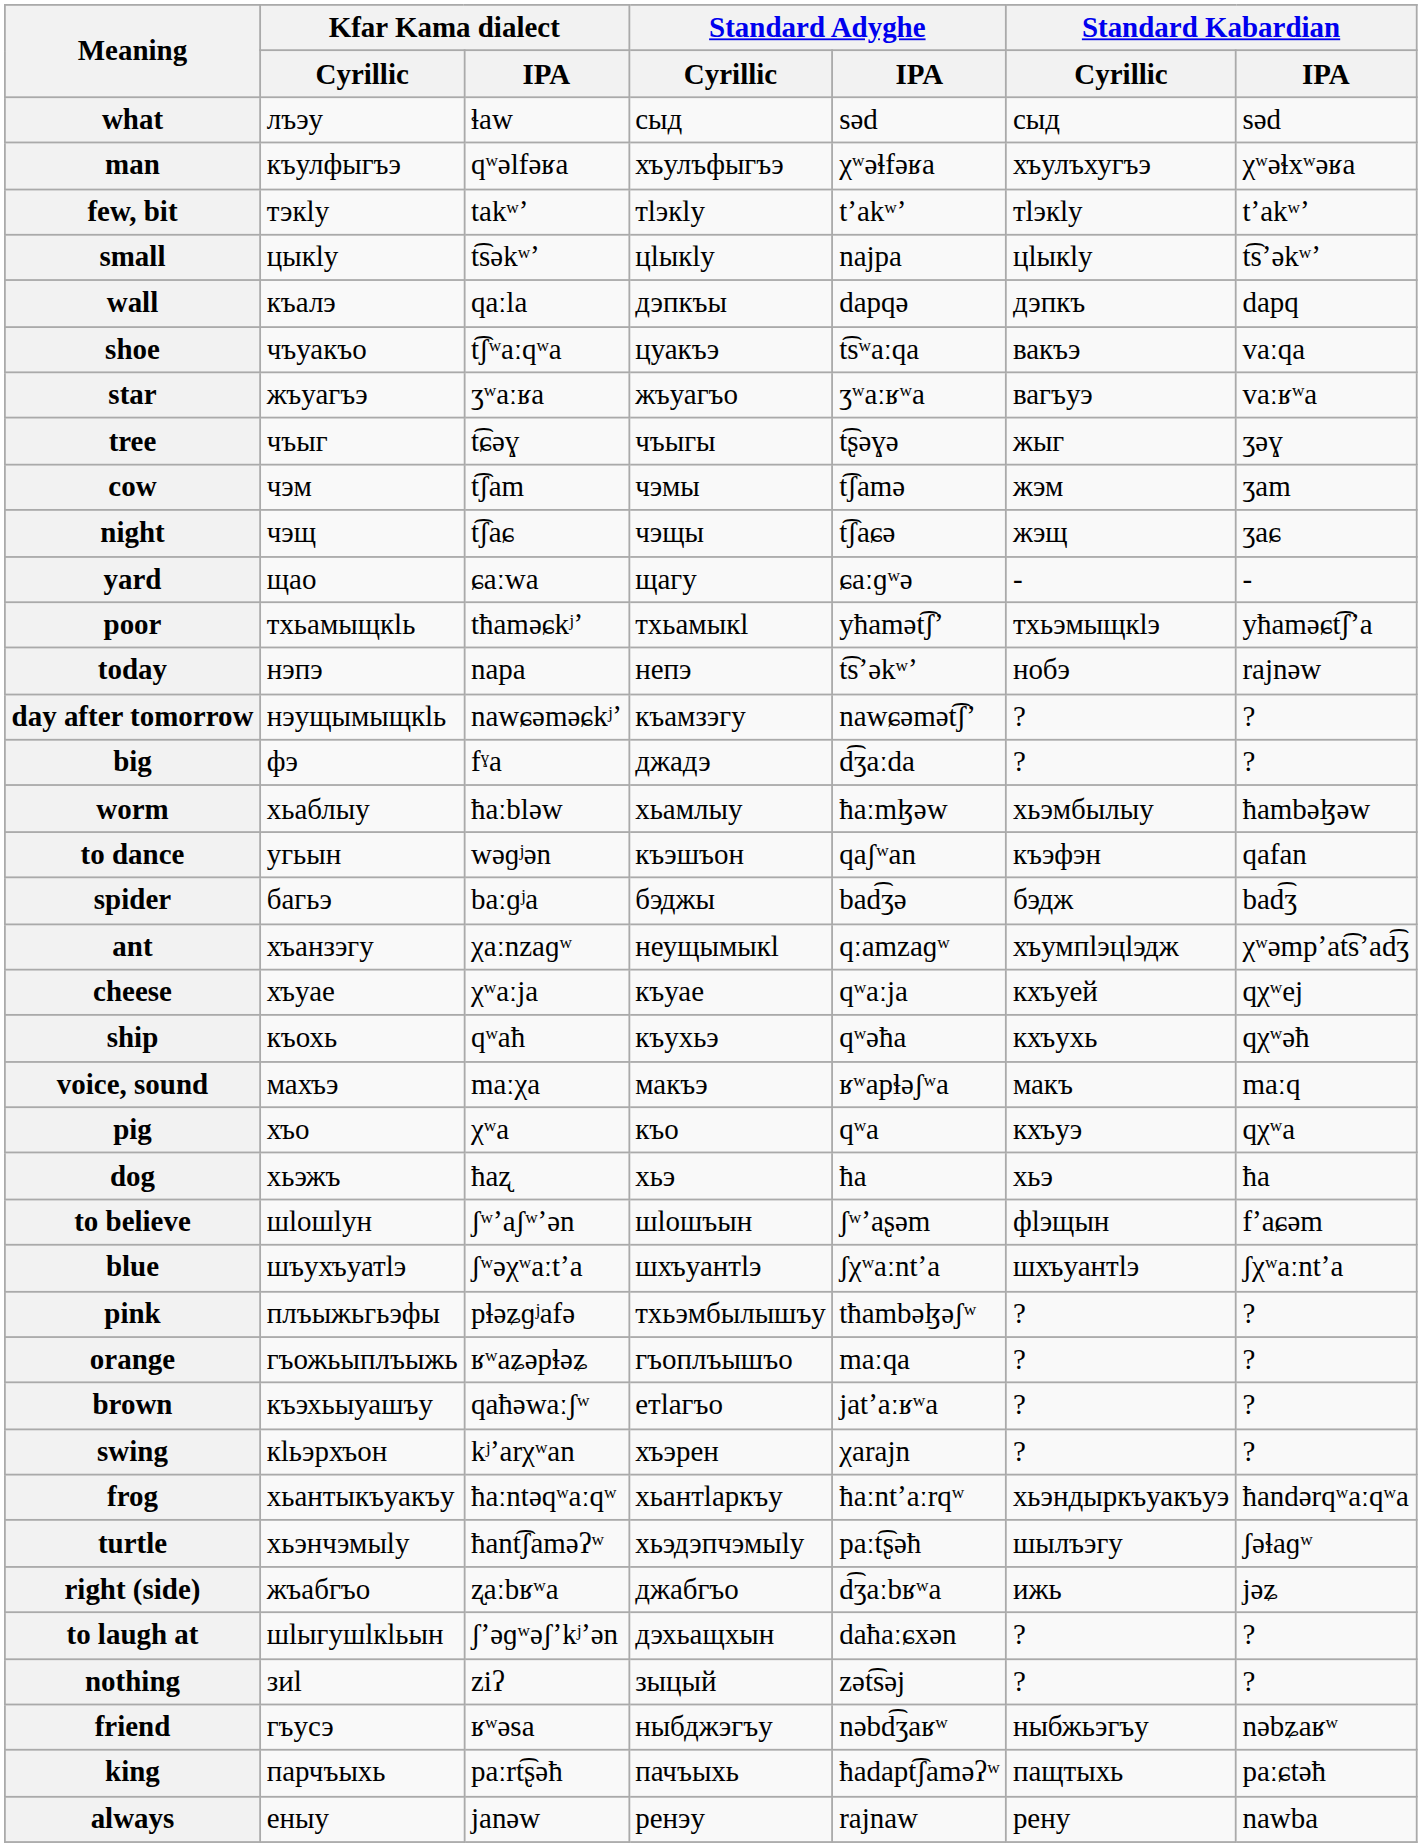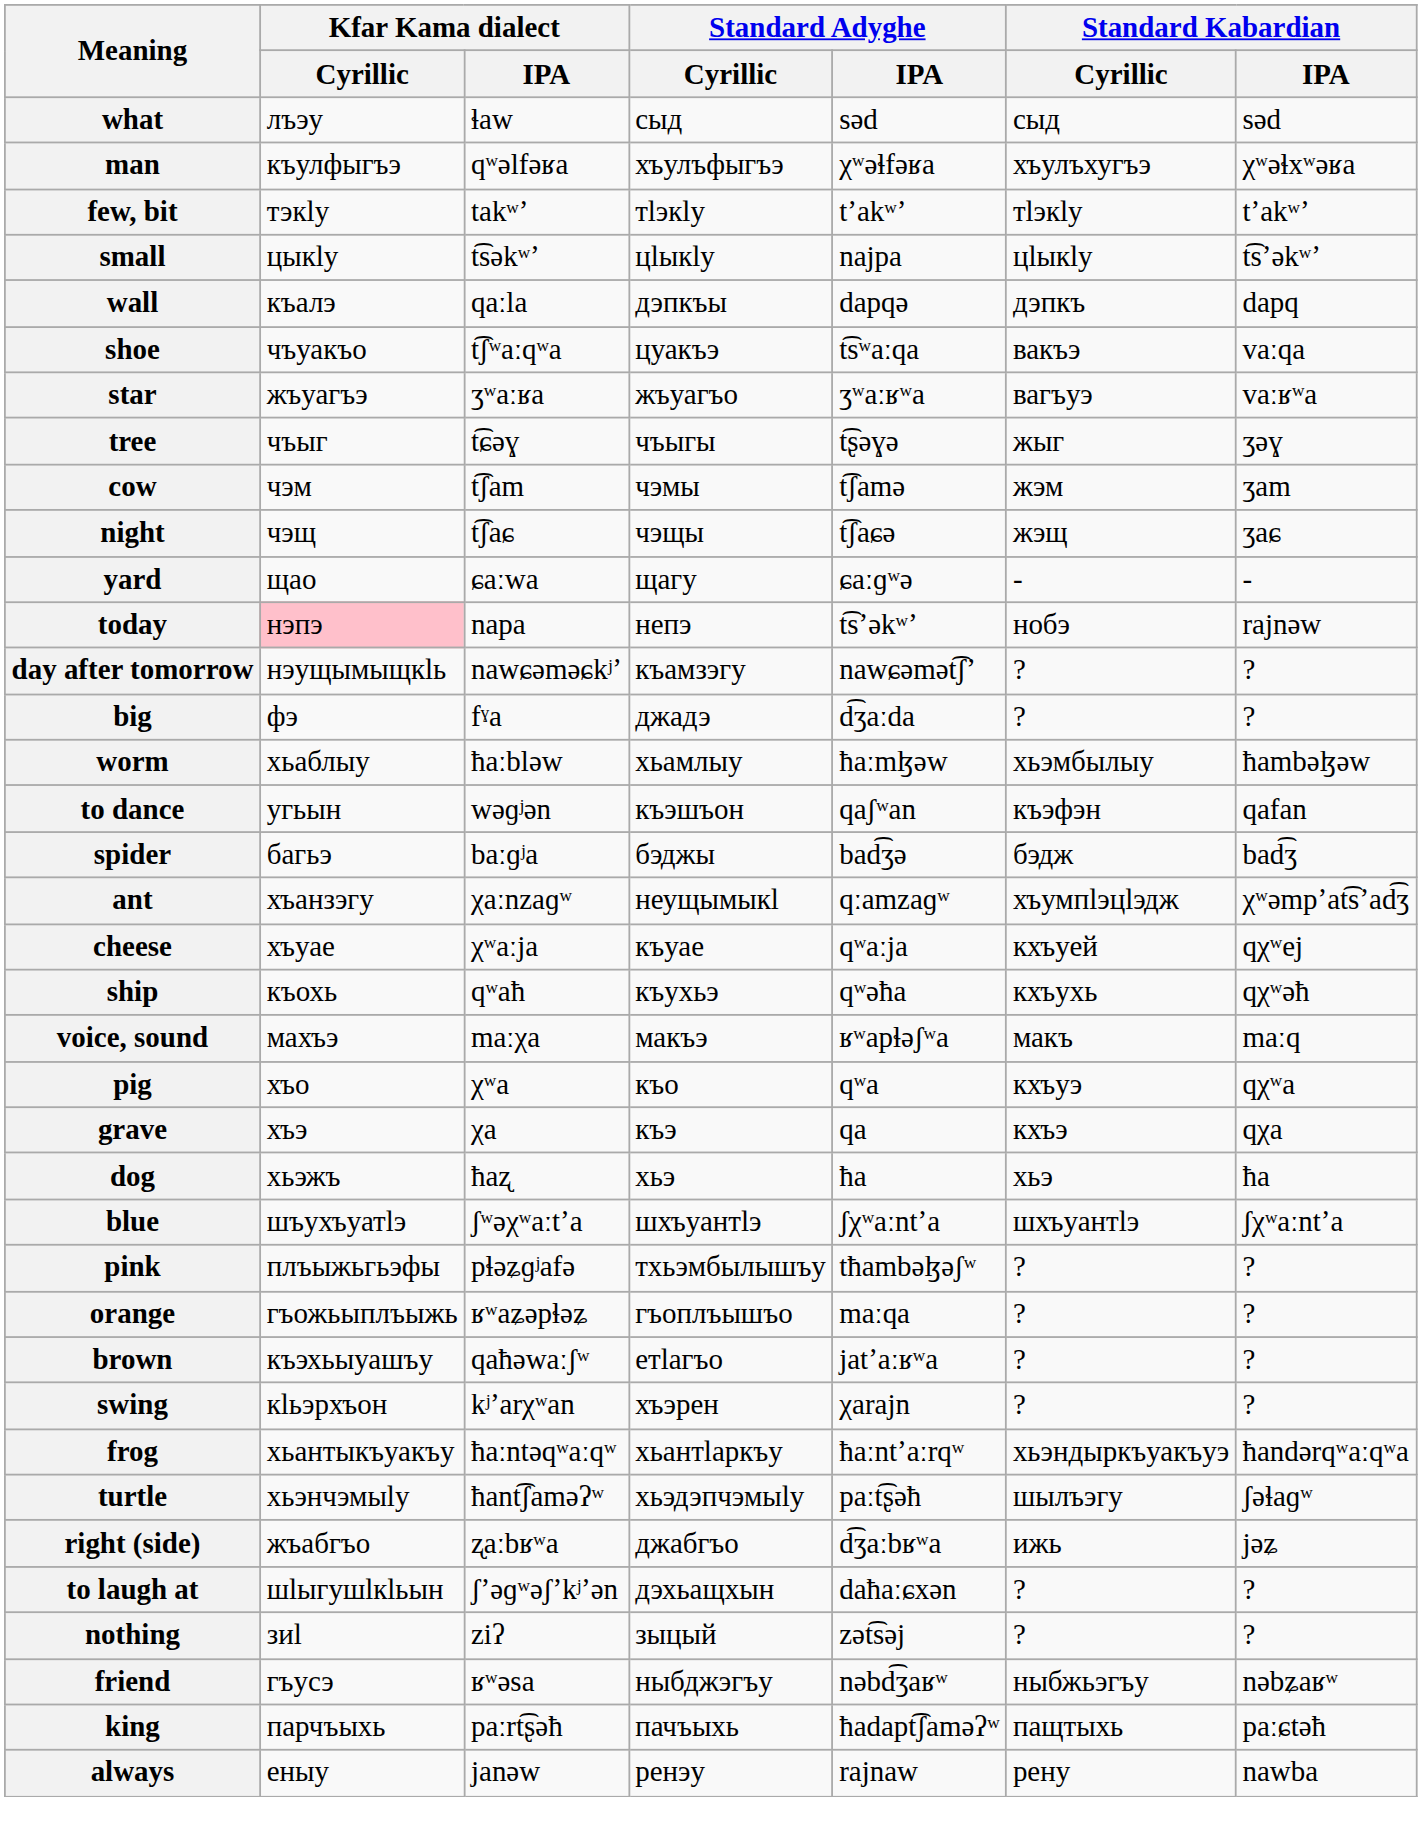- row: (132, 624)
(295, 670) no background -> (295, 624) pink background
+ row: (132, 1129)
- row: (132, 1221)
